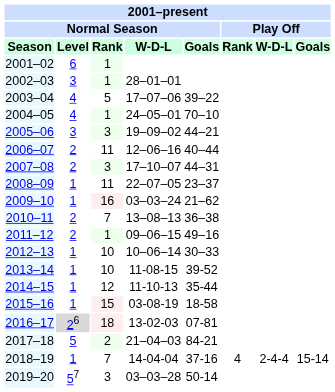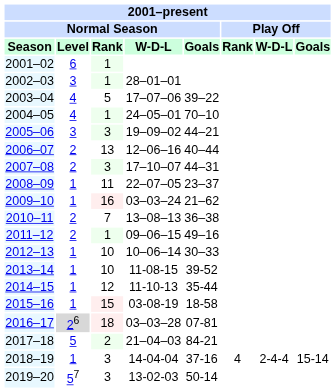(107, 149) 11 -> (107, 149) 13
(153, 323) 13-02-03 -> (153, 323) 03–03–28
(107, 359) 7 -> (107, 359) 3
(153, 377) 03–03–28 -> (153, 377) 13-02-03
